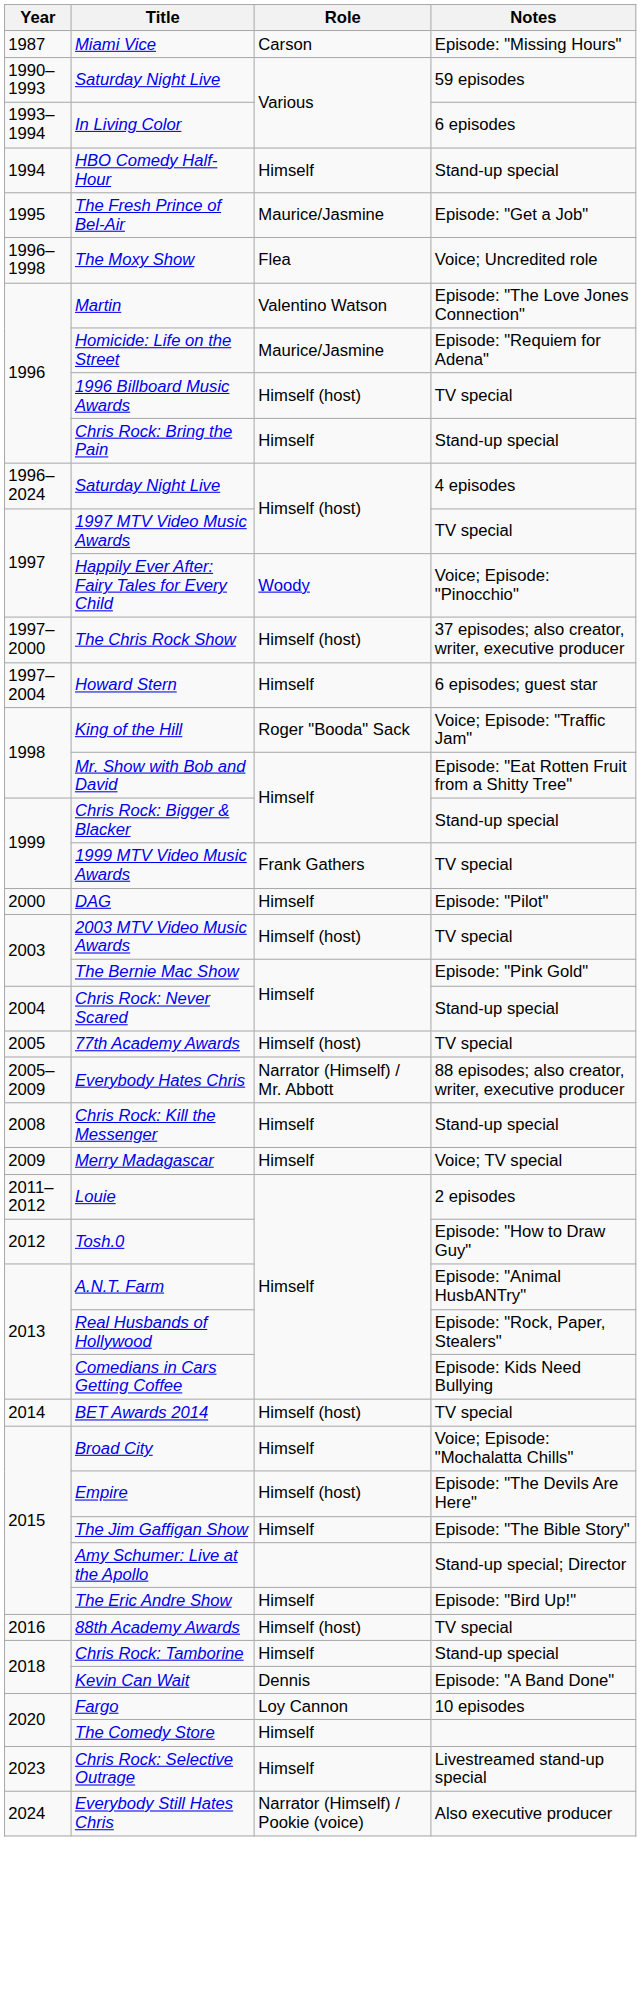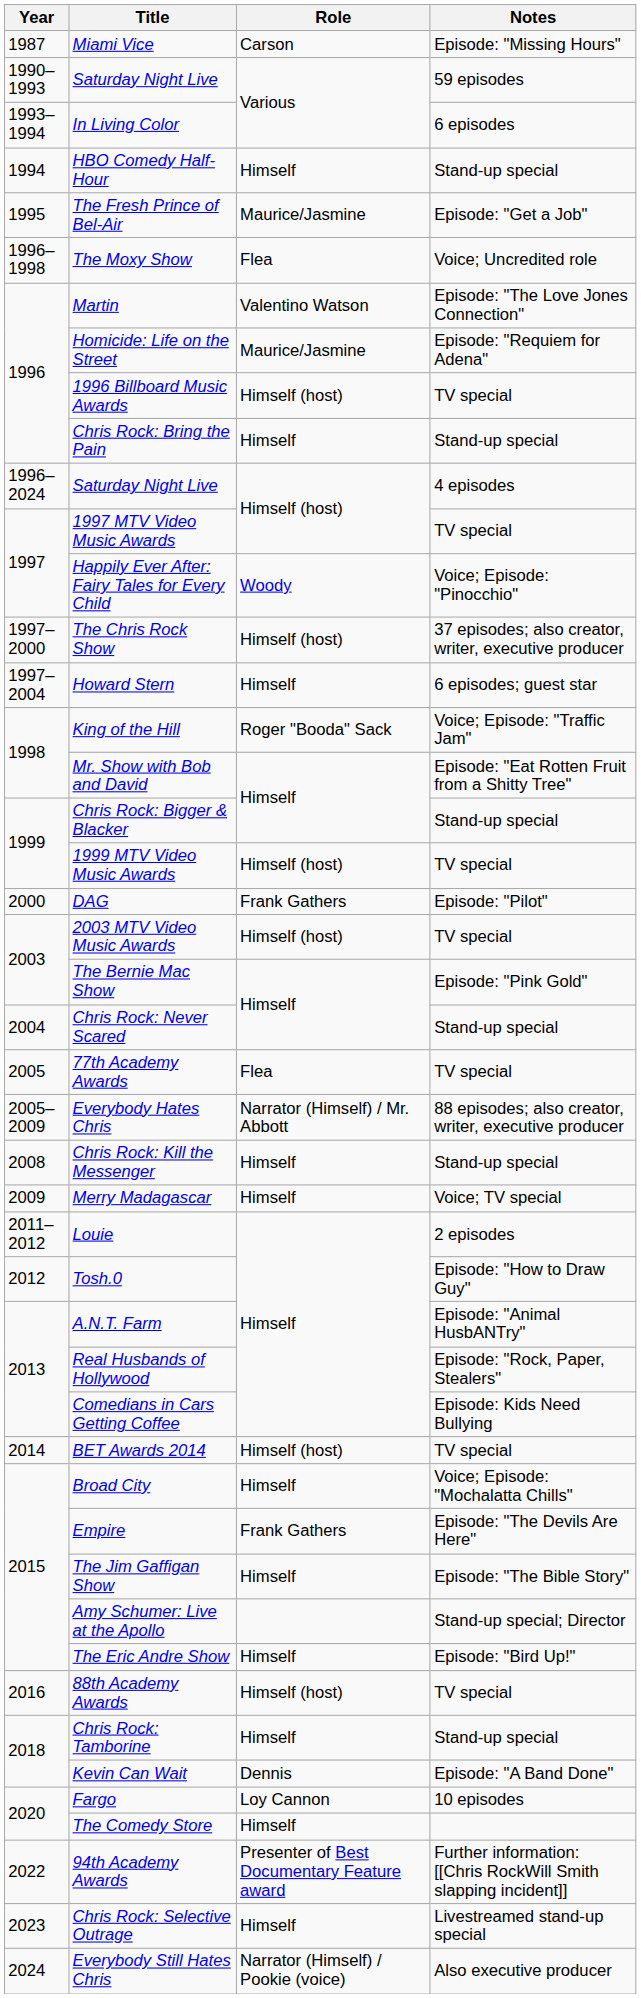(312, 865) Frank Gathers -> (291, 865) Himself (host)
(286, 901) Himself -> (293, 901) Frank Gathers
(310, 1044) Himself (host) -> (256, 1072) Flea
(310, 1493) Himself (host) -> (293, 1531) Frank Gathers
+ row: (125, 1871)
